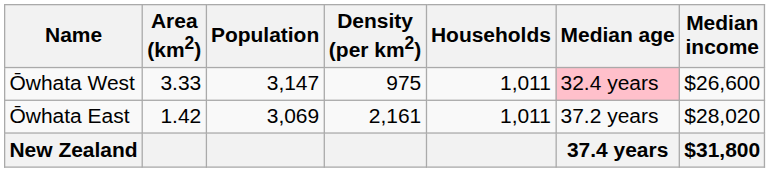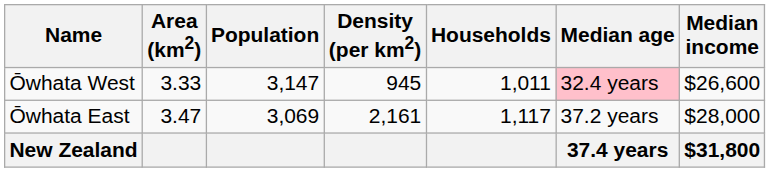(404, 83) 975 -> (404, 83) 945
(181, 116) 1.42 -> (181, 116) 3.47
(525, 116) 1,011 -> (525, 116) 1,117
(722, 116) $28,020 -> (722, 116) $28,000
